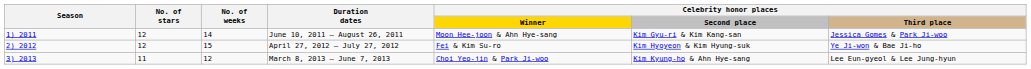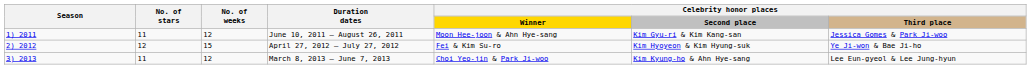(142, 34) 12 -> (142, 34) 11
(208, 34) 14 -> (208, 34) 12
